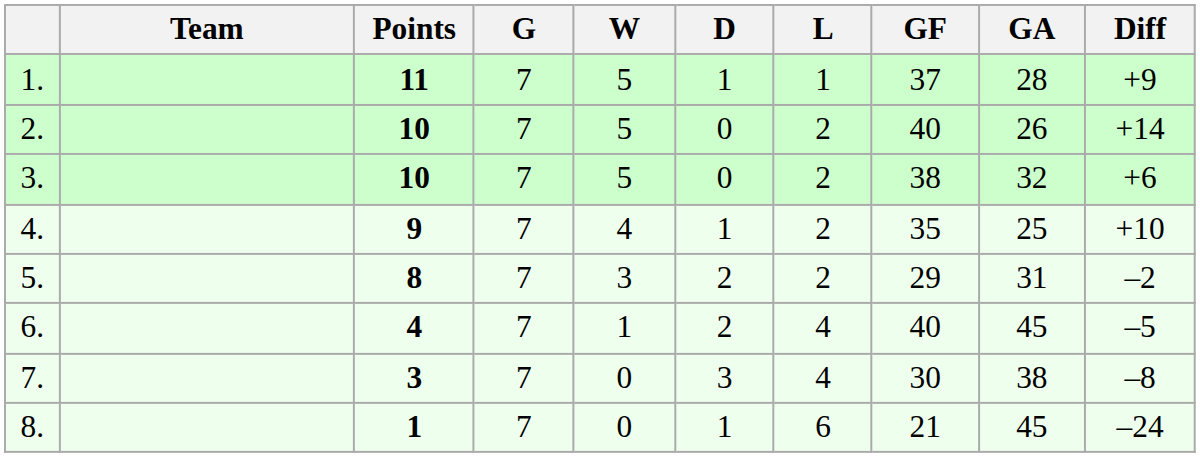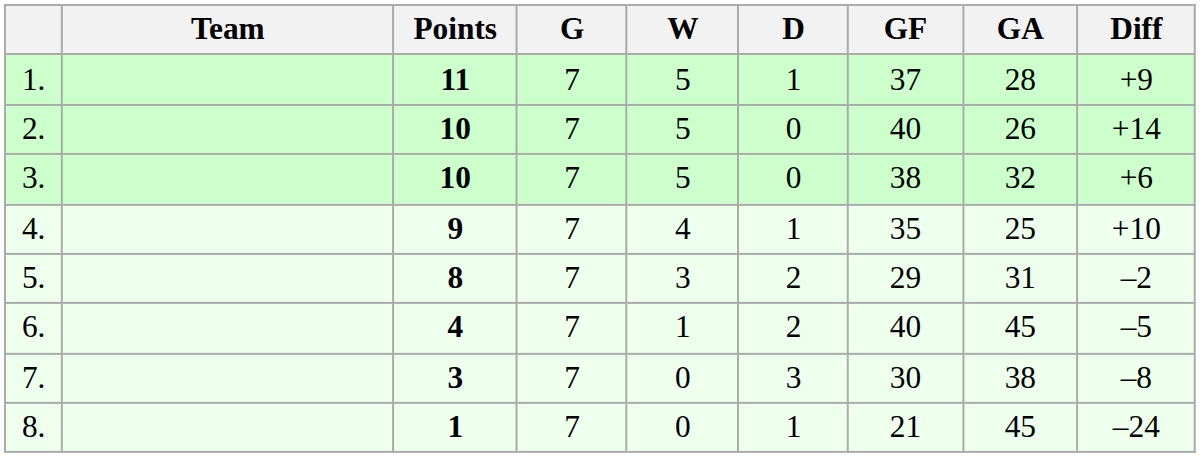- column: (823, 29)
